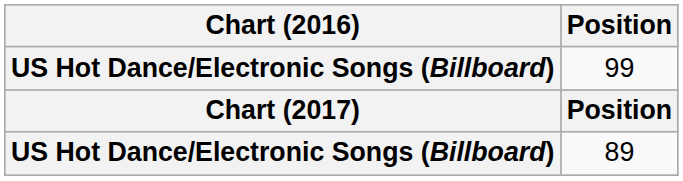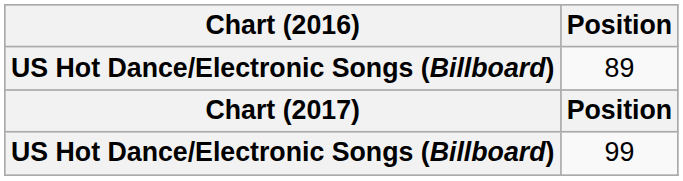rows swapped: (619, 68) <-> (619, 152)
